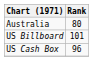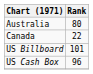+ row: (21, 37)
